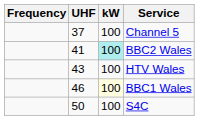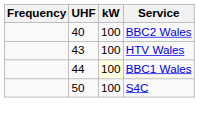- row: (152, 32)
(78, 50) 41 -> (78, 32) 40
(111, 50) paleturquoise background -> (111, 32) no background
(78, 87) 46 -> (78, 69) 44
